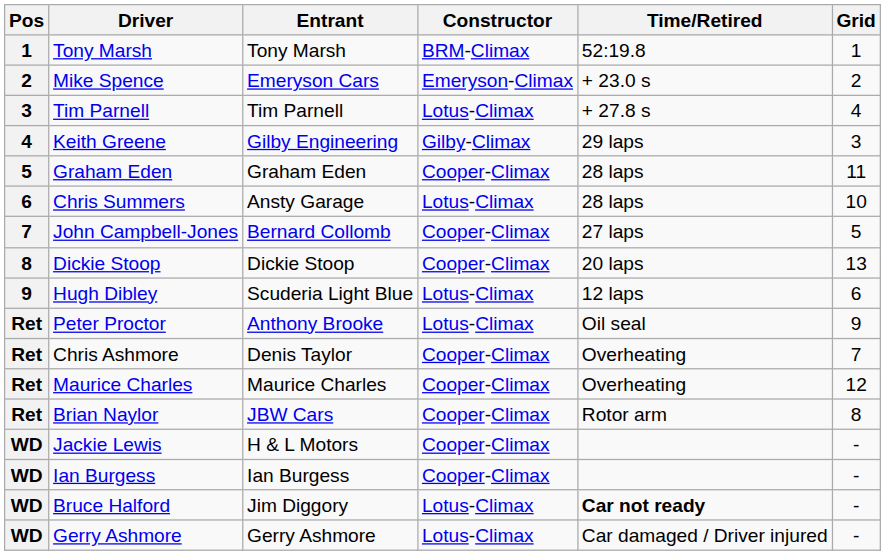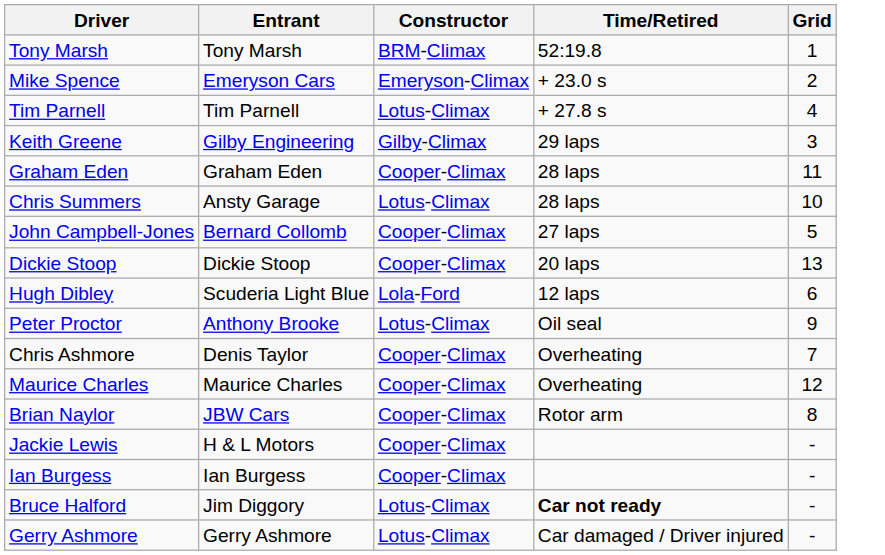- column: (27, 20)
(478, 293) Lotus-Climax -> (419, 293) Lola-Ford
